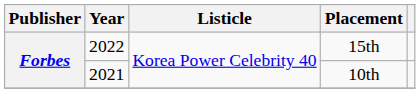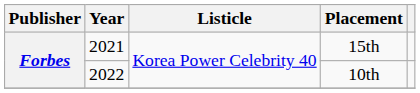(107, 46) 2022 -> (107, 46) 2021
(107, 74) 2021 -> (107, 74) 2022
